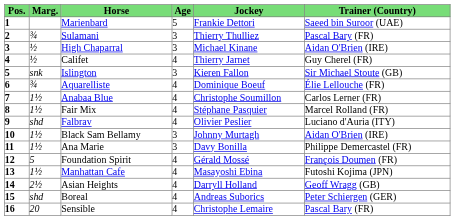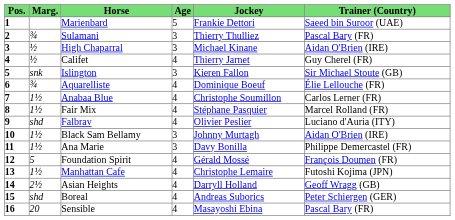(228, 172) Masayoshi Ebina -> (233, 172) Christophe Lemaire
(233, 209) Christophe Lemaire -> (228, 209) Masayoshi Ebina
